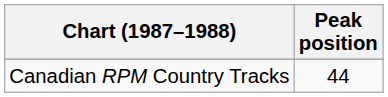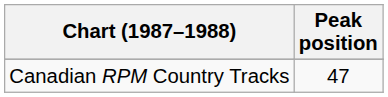(338, 75) 44 -> (338, 75) 47
